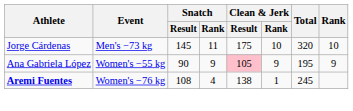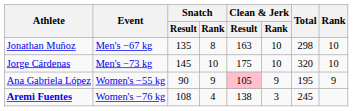+ row: (41, 46)
(213, 46) 11 -> (213, 63) 10
(276, 80) 1 -> (276, 98) 3
